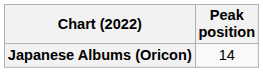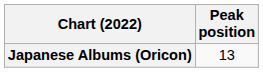(227, 55) 14 -> (227, 55) 13
